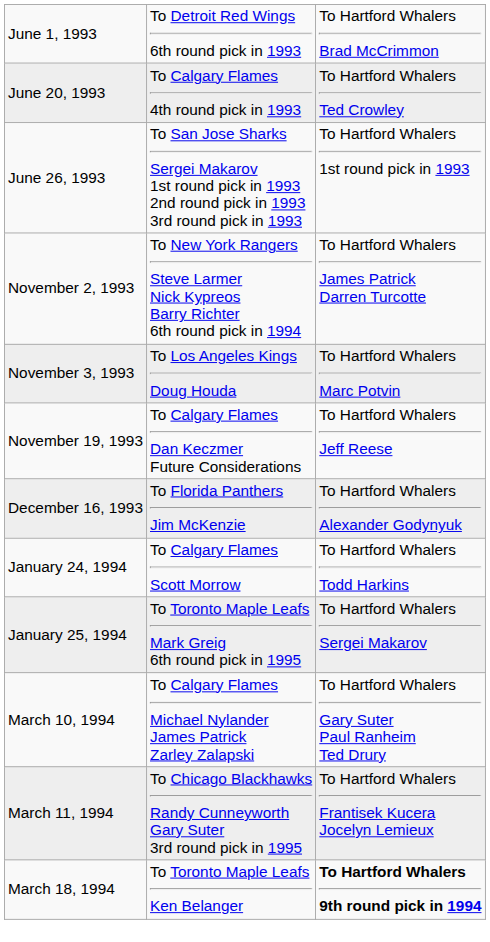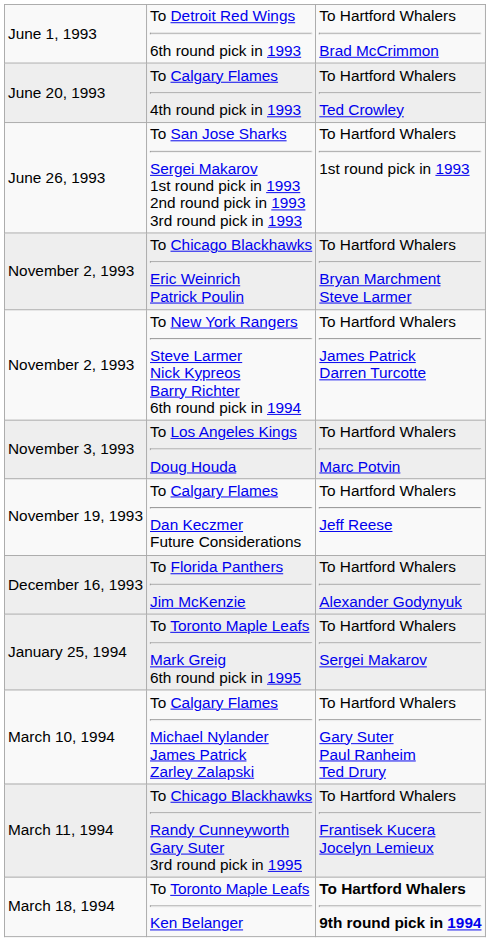+ row: (231, 271)
- row: (231, 567)
